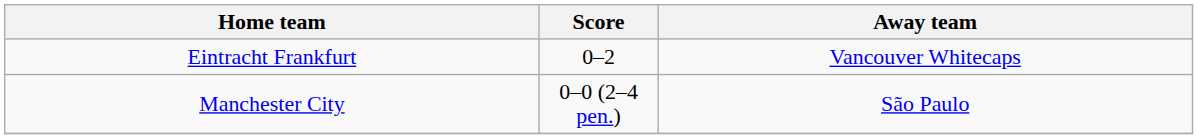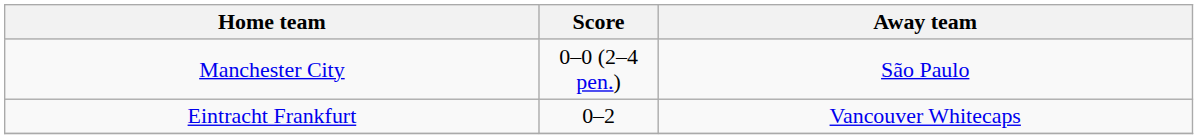rows swapped: (272, 56) <-> (272, 103)
